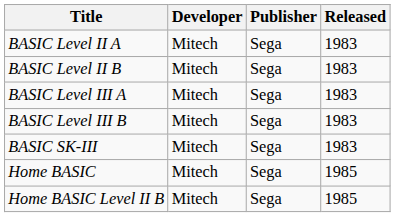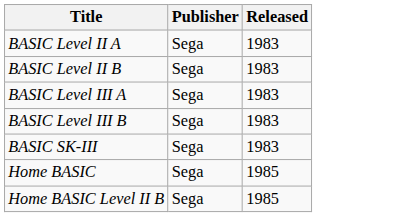- column: (207, 17)
